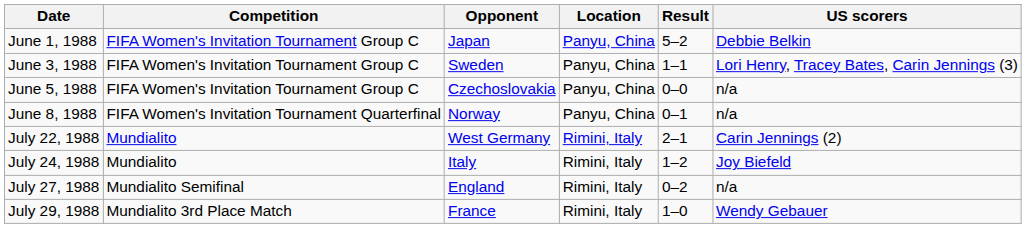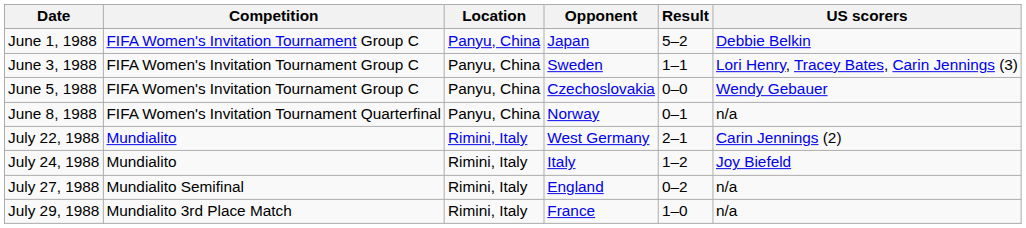columns swapped: (609, 16) <-> (502, 16)
(727, 89) n/a -> (772, 89) Wendy Gebauer
(772, 211) Wendy Gebauer -> (727, 211) n/a
